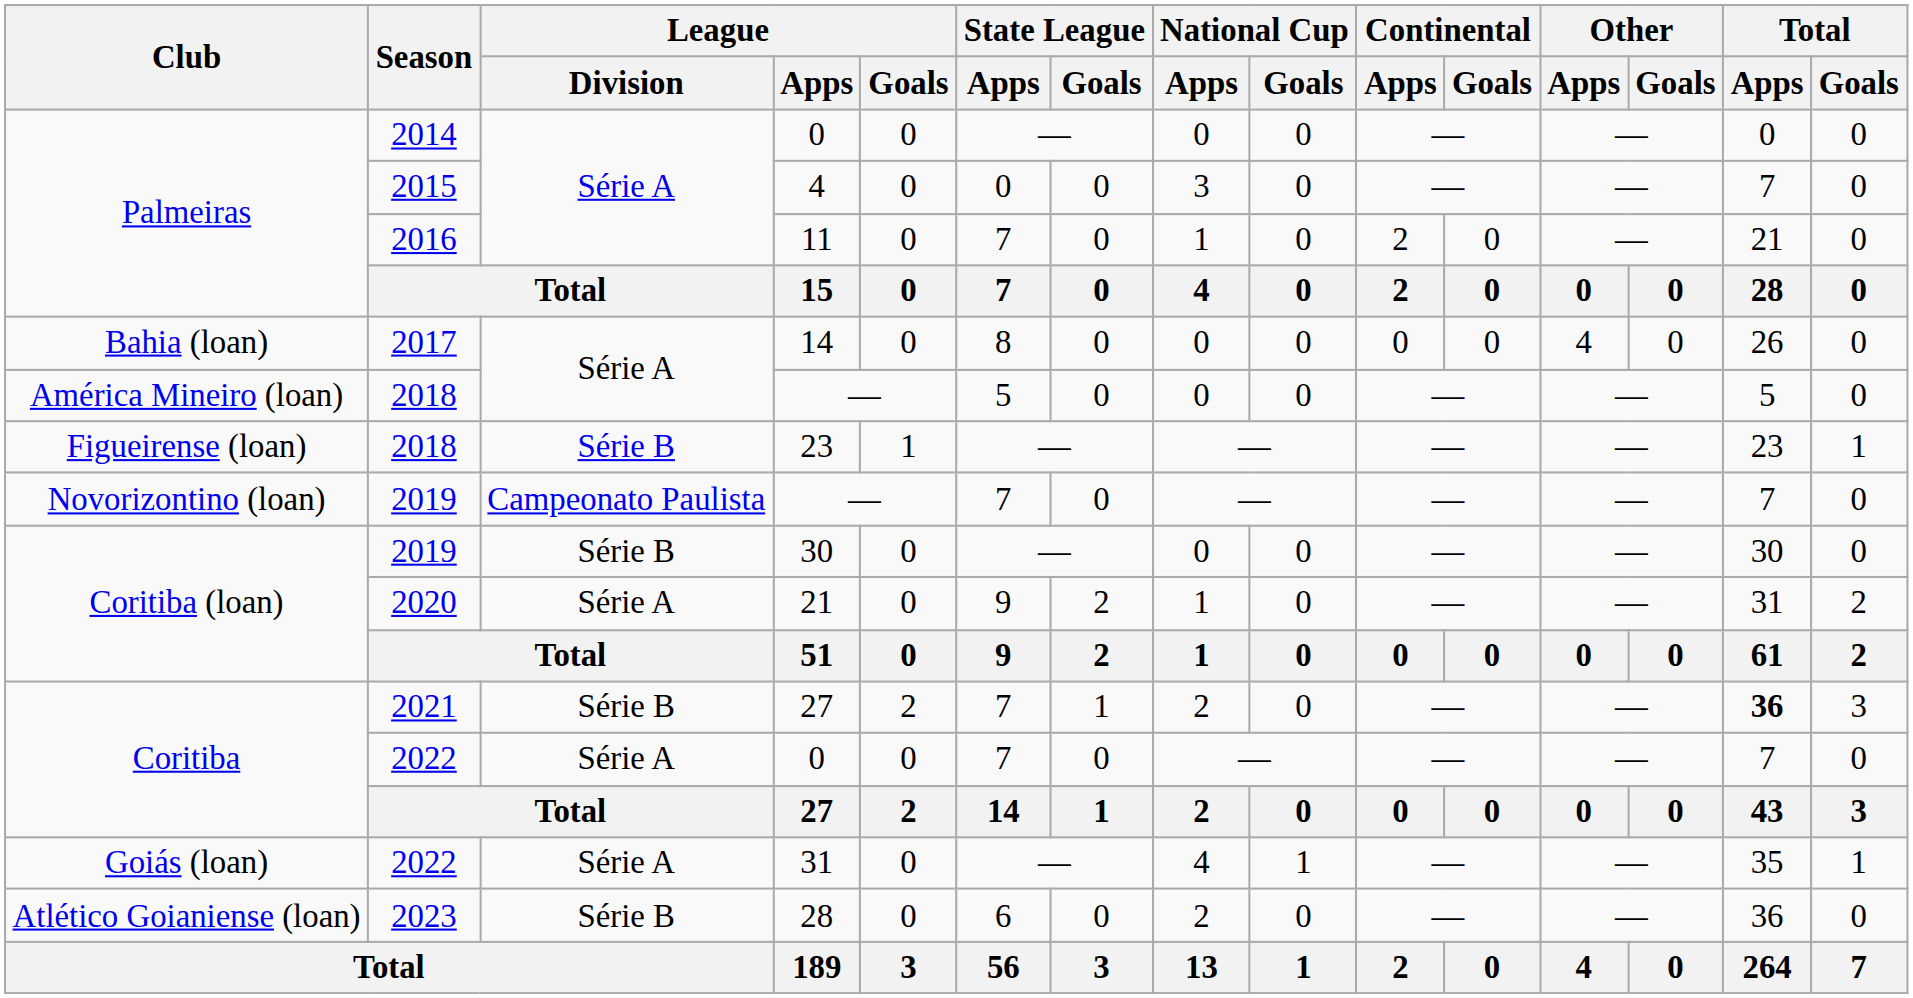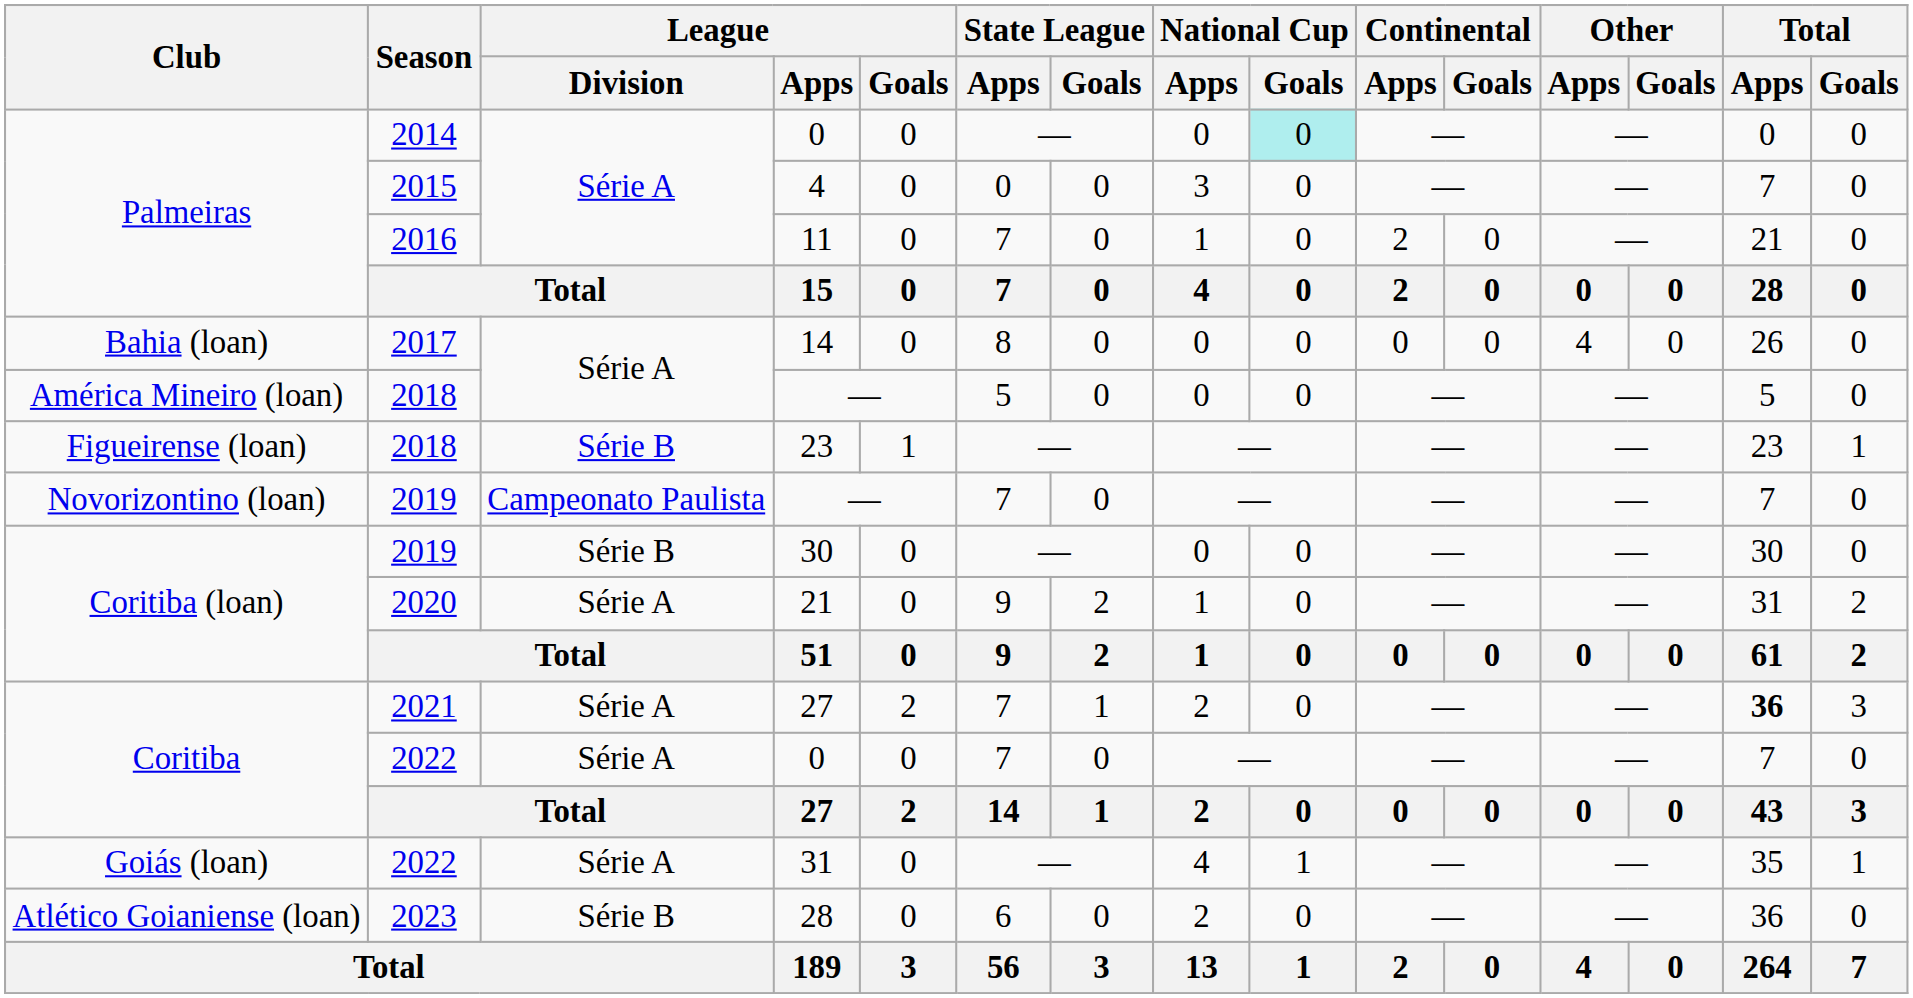(1303, 134) no background -> (1303, 134) paleturquoise background
(626, 706) Série B -> (626, 706) Série A
